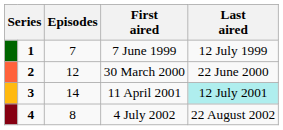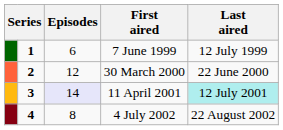(73, 51) 7 -> (73, 51) 6
(73, 93) no background -> (73, 93) lavender background
